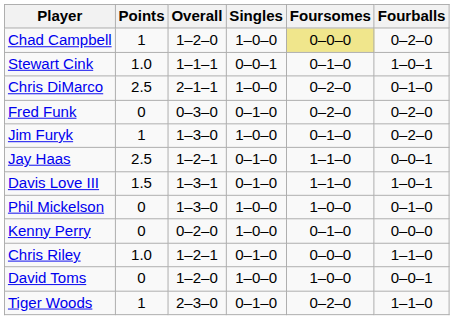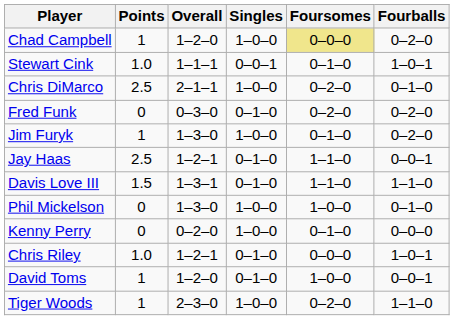(412, 183) 1–0–1 -> (412, 183) 1–1–0
(412, 254) 1–1–0 -> (412, 254) 1–0–1
(142, 278) 0 -> (142, 278) 1
(256, 278) 1–0–0 -> (256, 278) 0–1–0
(256, 302) 0–1–0 -> (256, 302) 1–0–0
